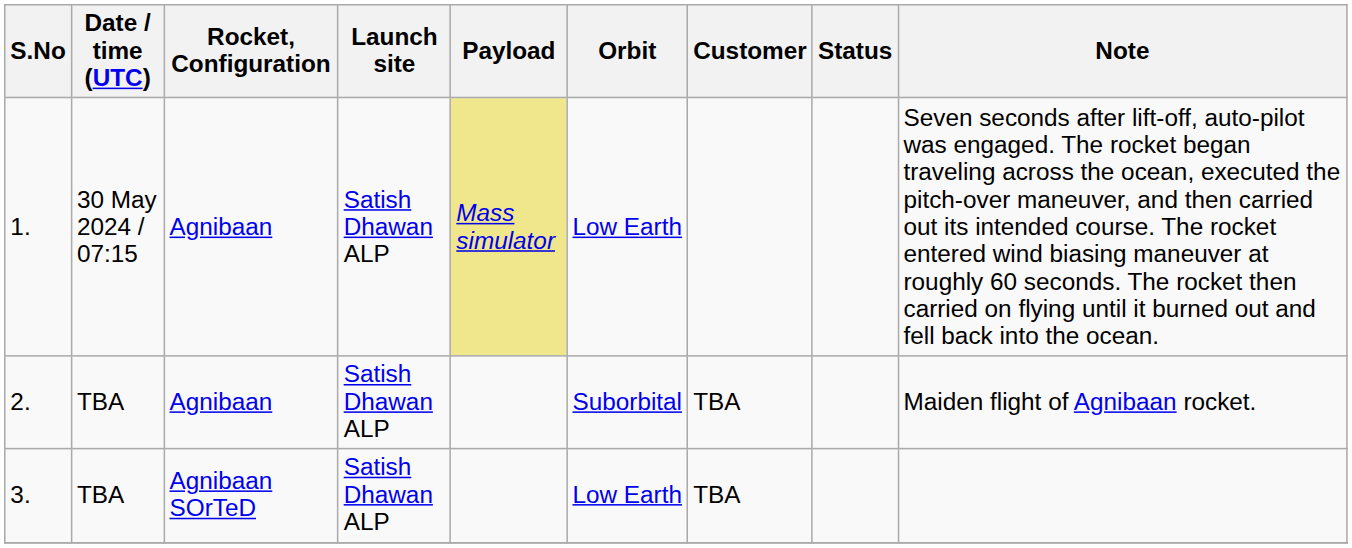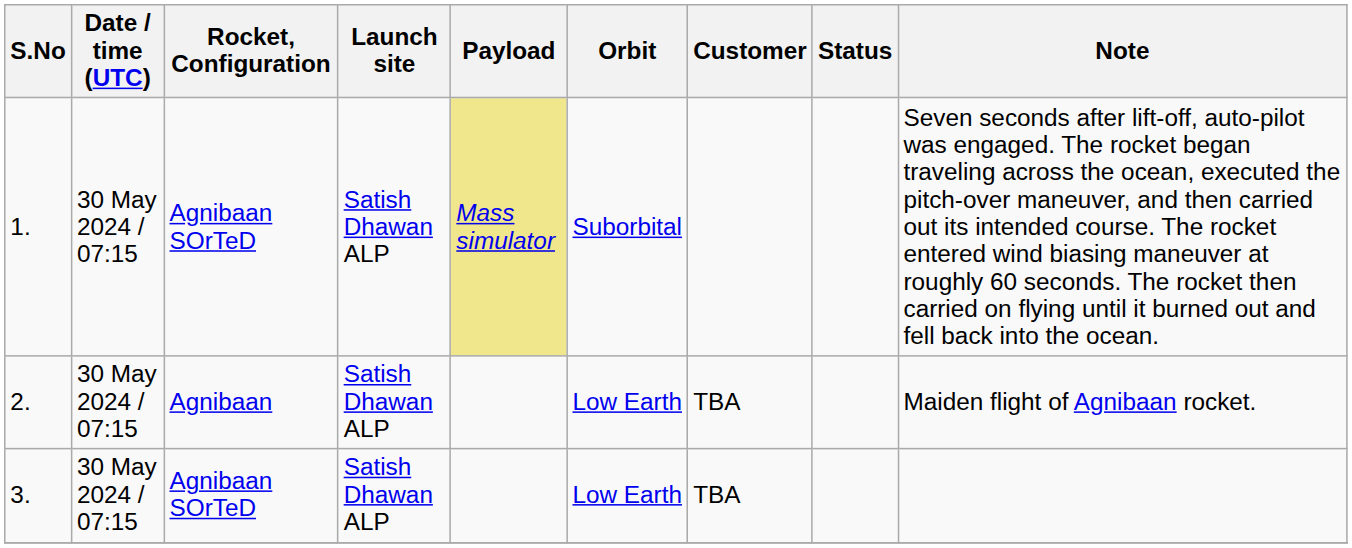(221, 226) Agnibaan -> (221, 226) Agnibaan SOrTeD
(627, 226) Low Earth -> (627, 226) Suborbital
(101, 401) TBA -> (117, 401) 30 May 2024 / 07:15
(627, 401) Suborbital -> (627, 401) Low Earth
(101, 495) TBA -> (117, 495) 30 May 2024 / 07:15
